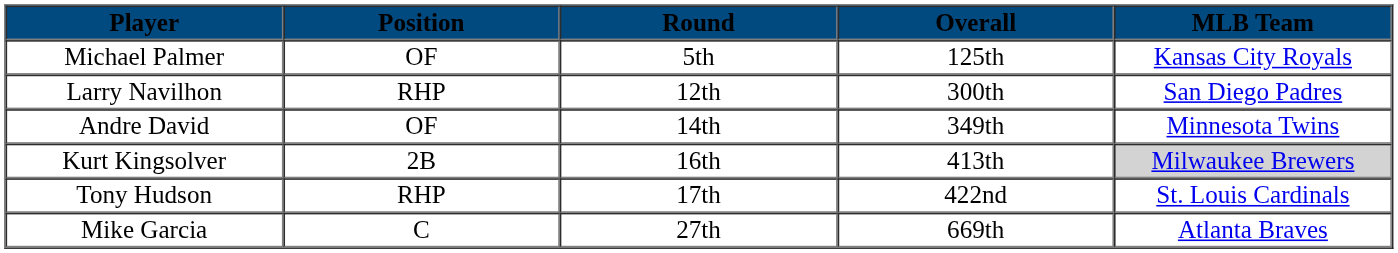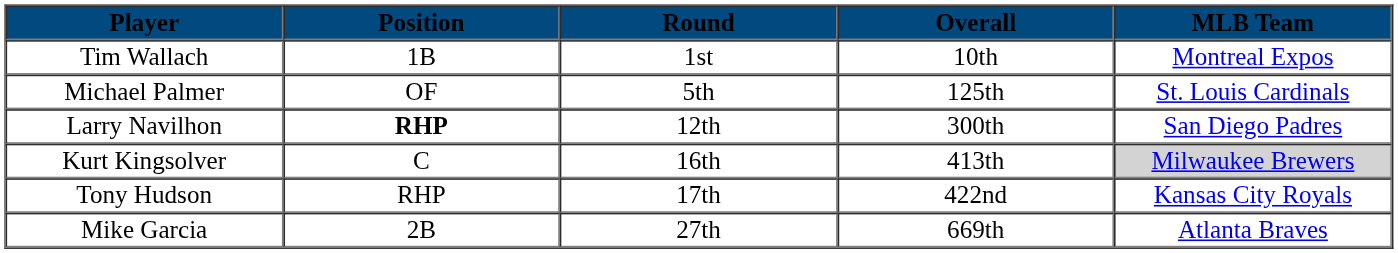+ row: (144, 57)
(1253, 57) Kansas City Royals -> (1253, 91) St. Louis Cardinals
(421, 91) normal -> (421, 126) bold
- row: (144, 126)
(421, 160) 2B -> (421, 160) C
(1253, 195) St. Louis Cardinals -> (1253, 195) Kansas City Royals
(421, 229) C -> (421, 229) 2B
